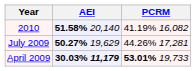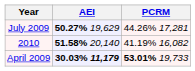rows swapped: (29, 27) <-> (29, 43)
